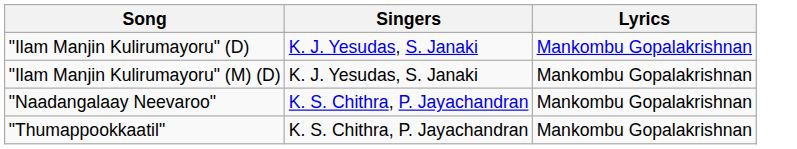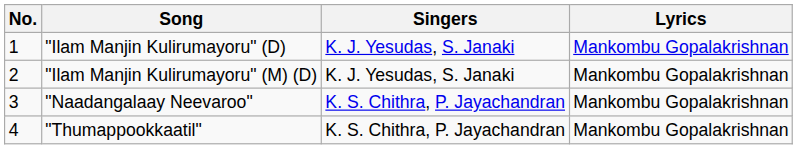+ column: (23, 19)
